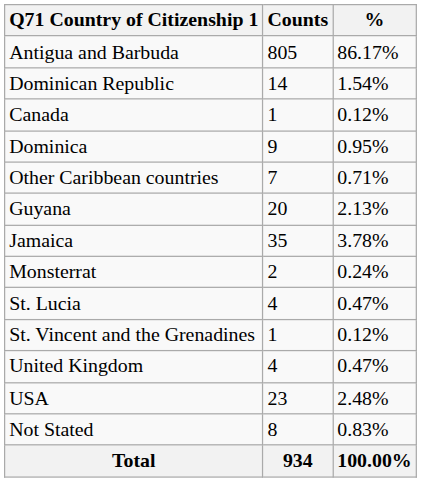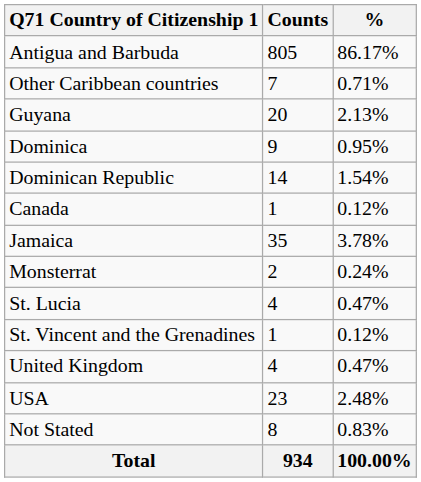rows swapped: (114, 177) <-> (92, 83)
rows swapped: (39, 114) <-> (40, 209)
